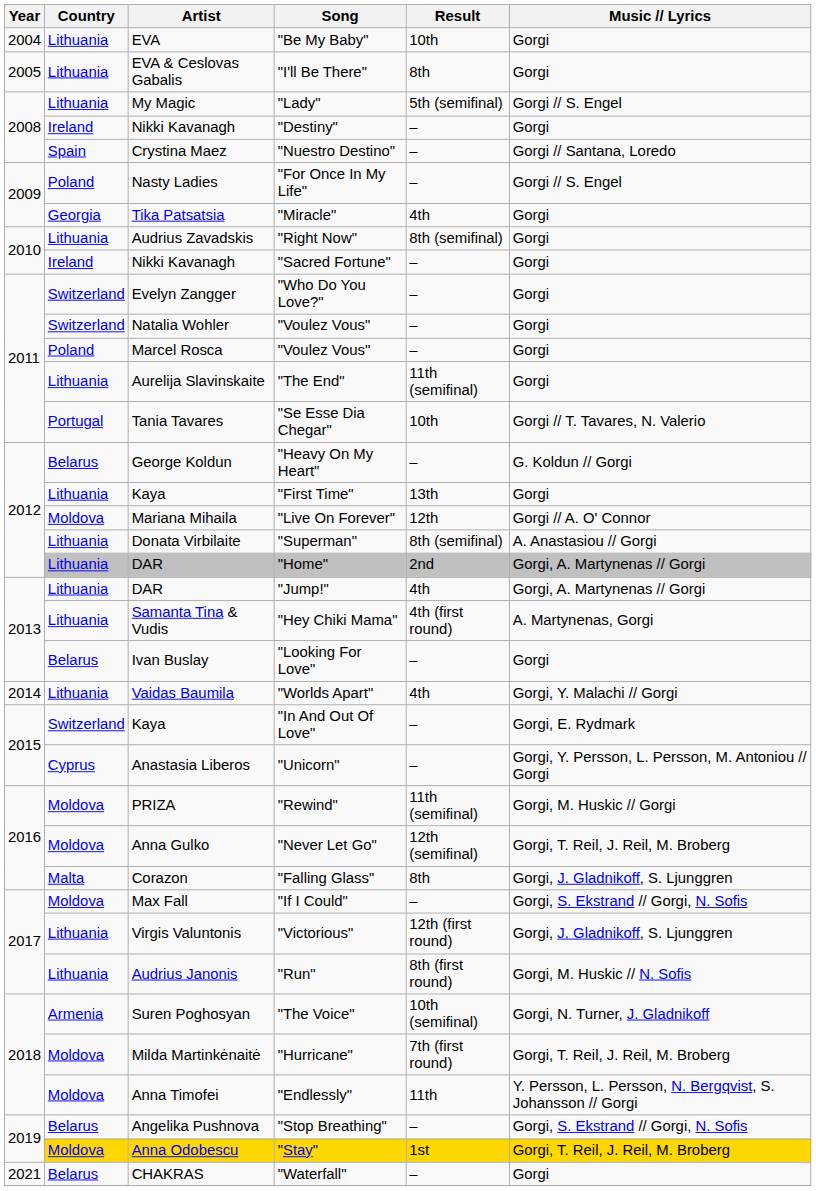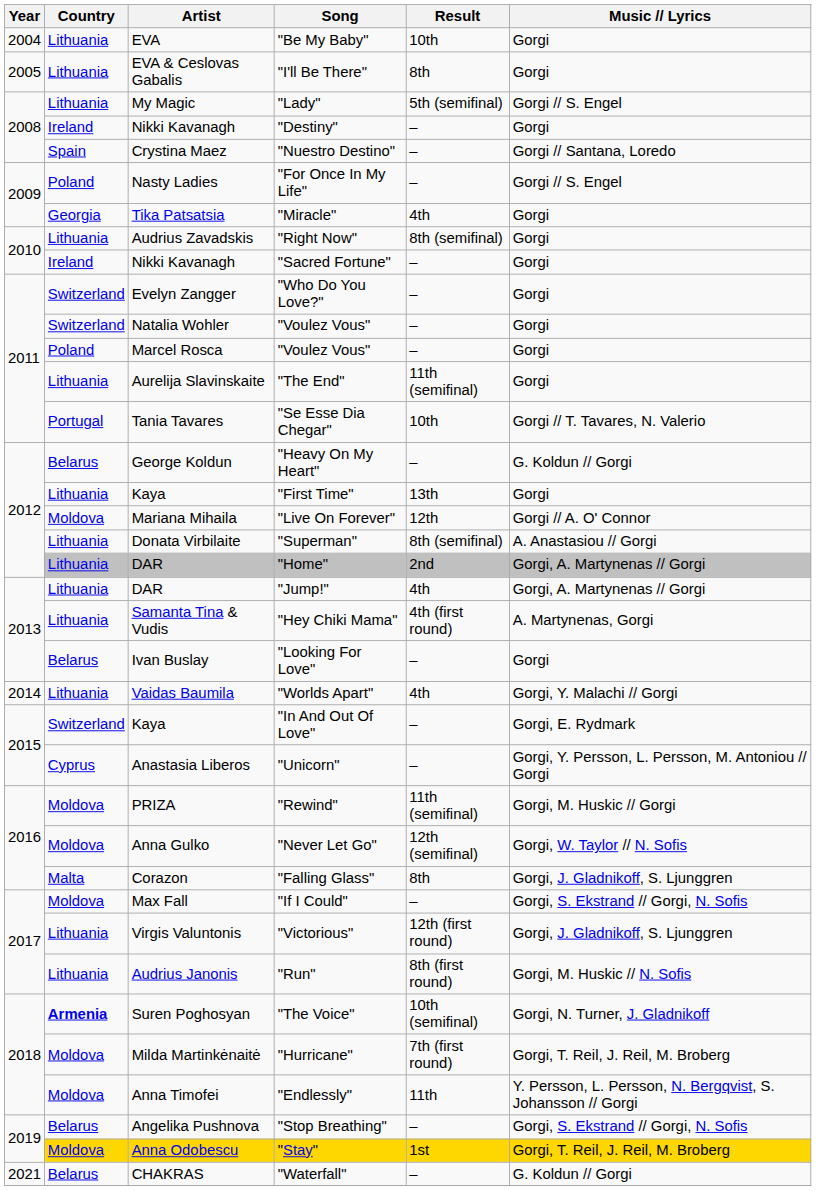(621, 845) Gorgi, T. Reil, J. Reil, M. Broberg -> (600, 845) Gorgi, W. Taylor // N. Sofis
(76, 1014) normal -> (78, 1014) bold
(531, 1174) Gorgi -> (572, 1174) G. Koldun // Gorgi
